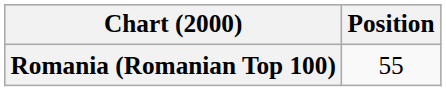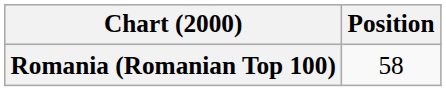(391, 64) 55 -> (391, 64) 58
